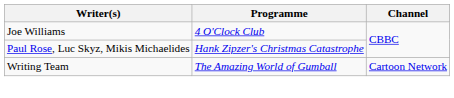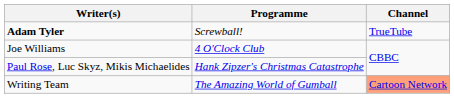+ row: (35, 31)
(408, 66) no background -> (408, 84) lightsalmon background
